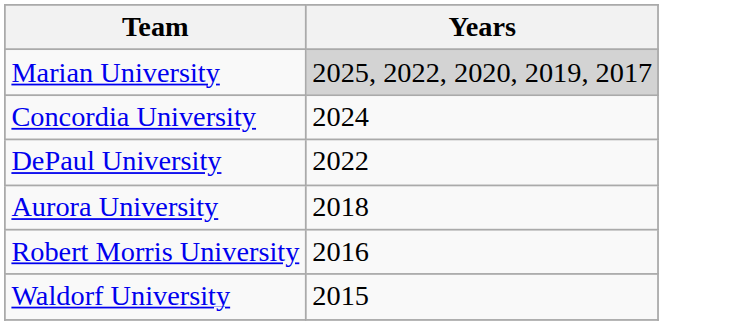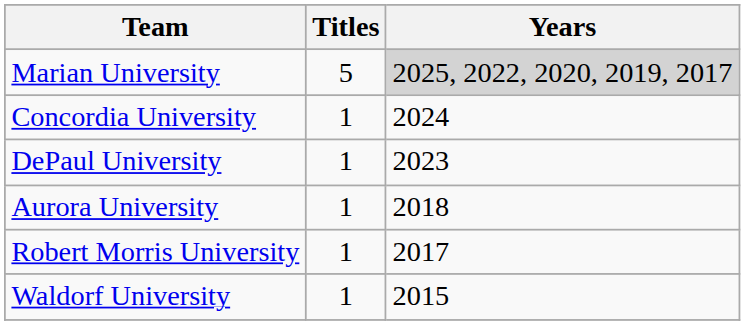+ column: (346, 26)
(341, 161) 2022 -> (421, 161) 2023
(341, 251) 2016 -> (421, 251) 2017
